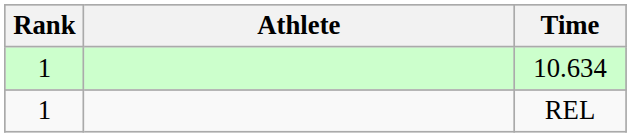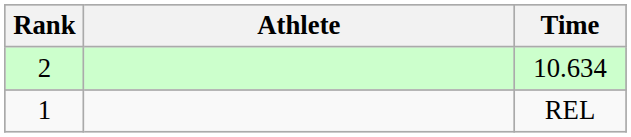(44, 68) 1 -> (44, 68) 2
